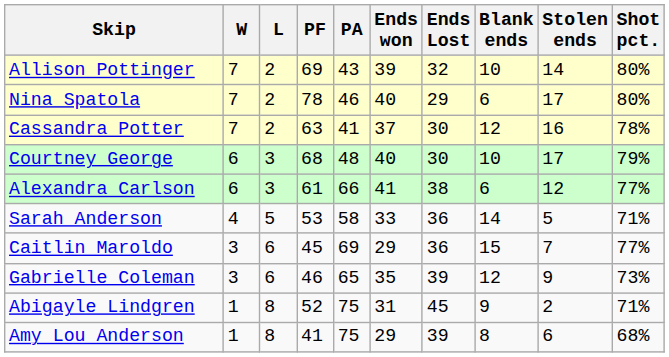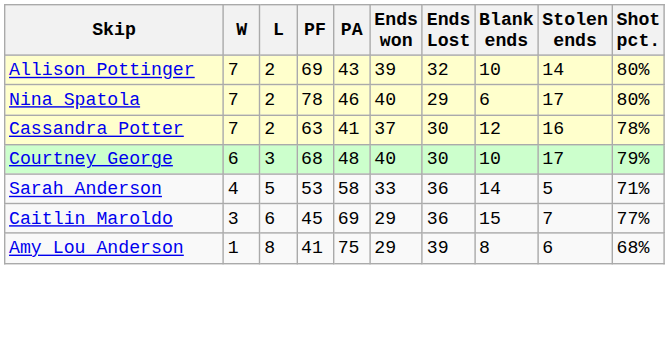- row: (102, 189)
- row: (102, 278)
- row: (102, 307)
